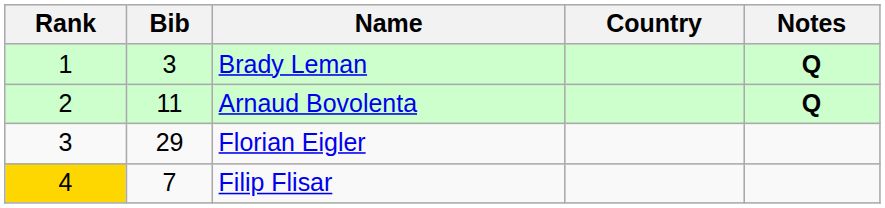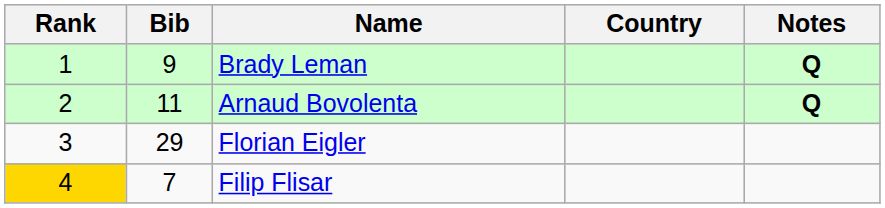(170, 63) 3 -> (170, 63) 9
